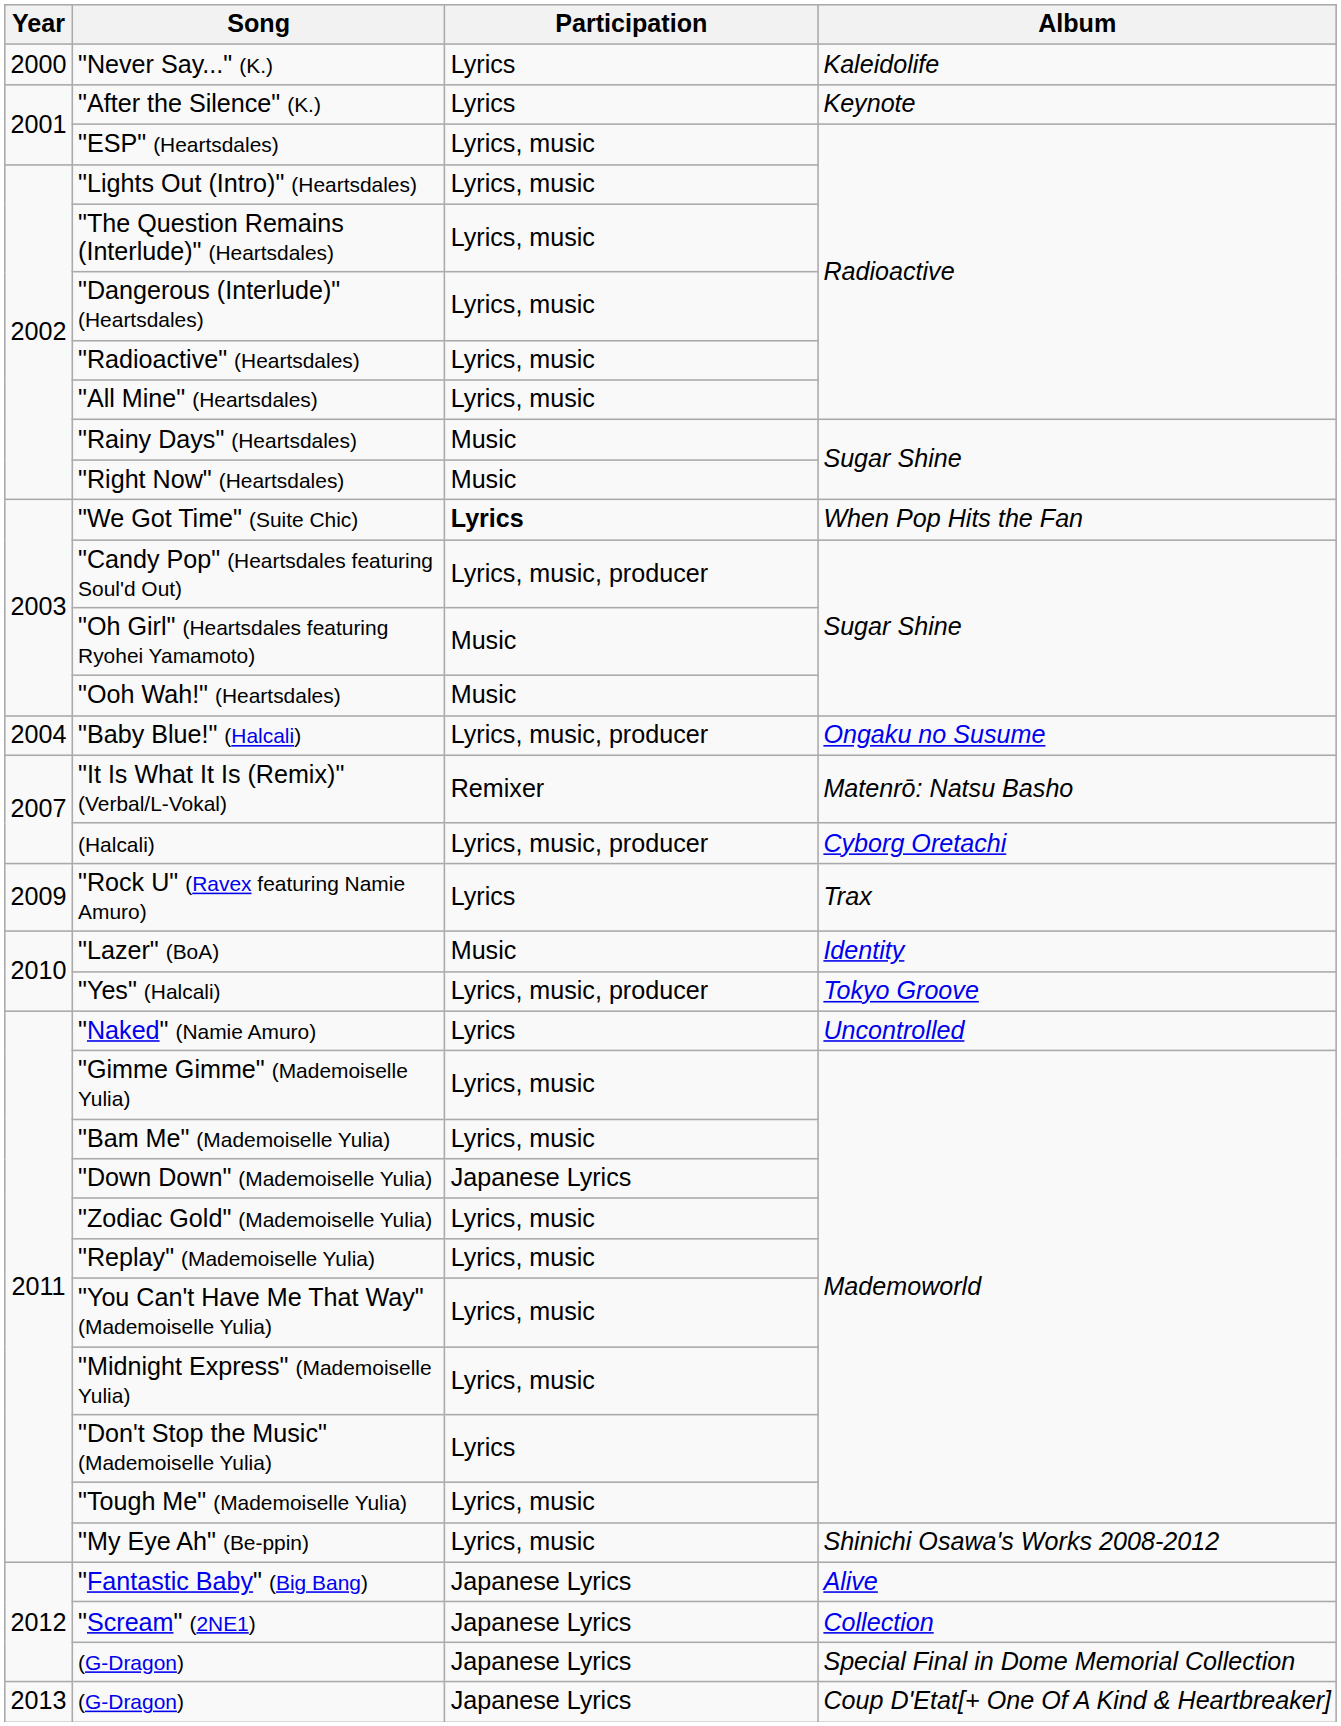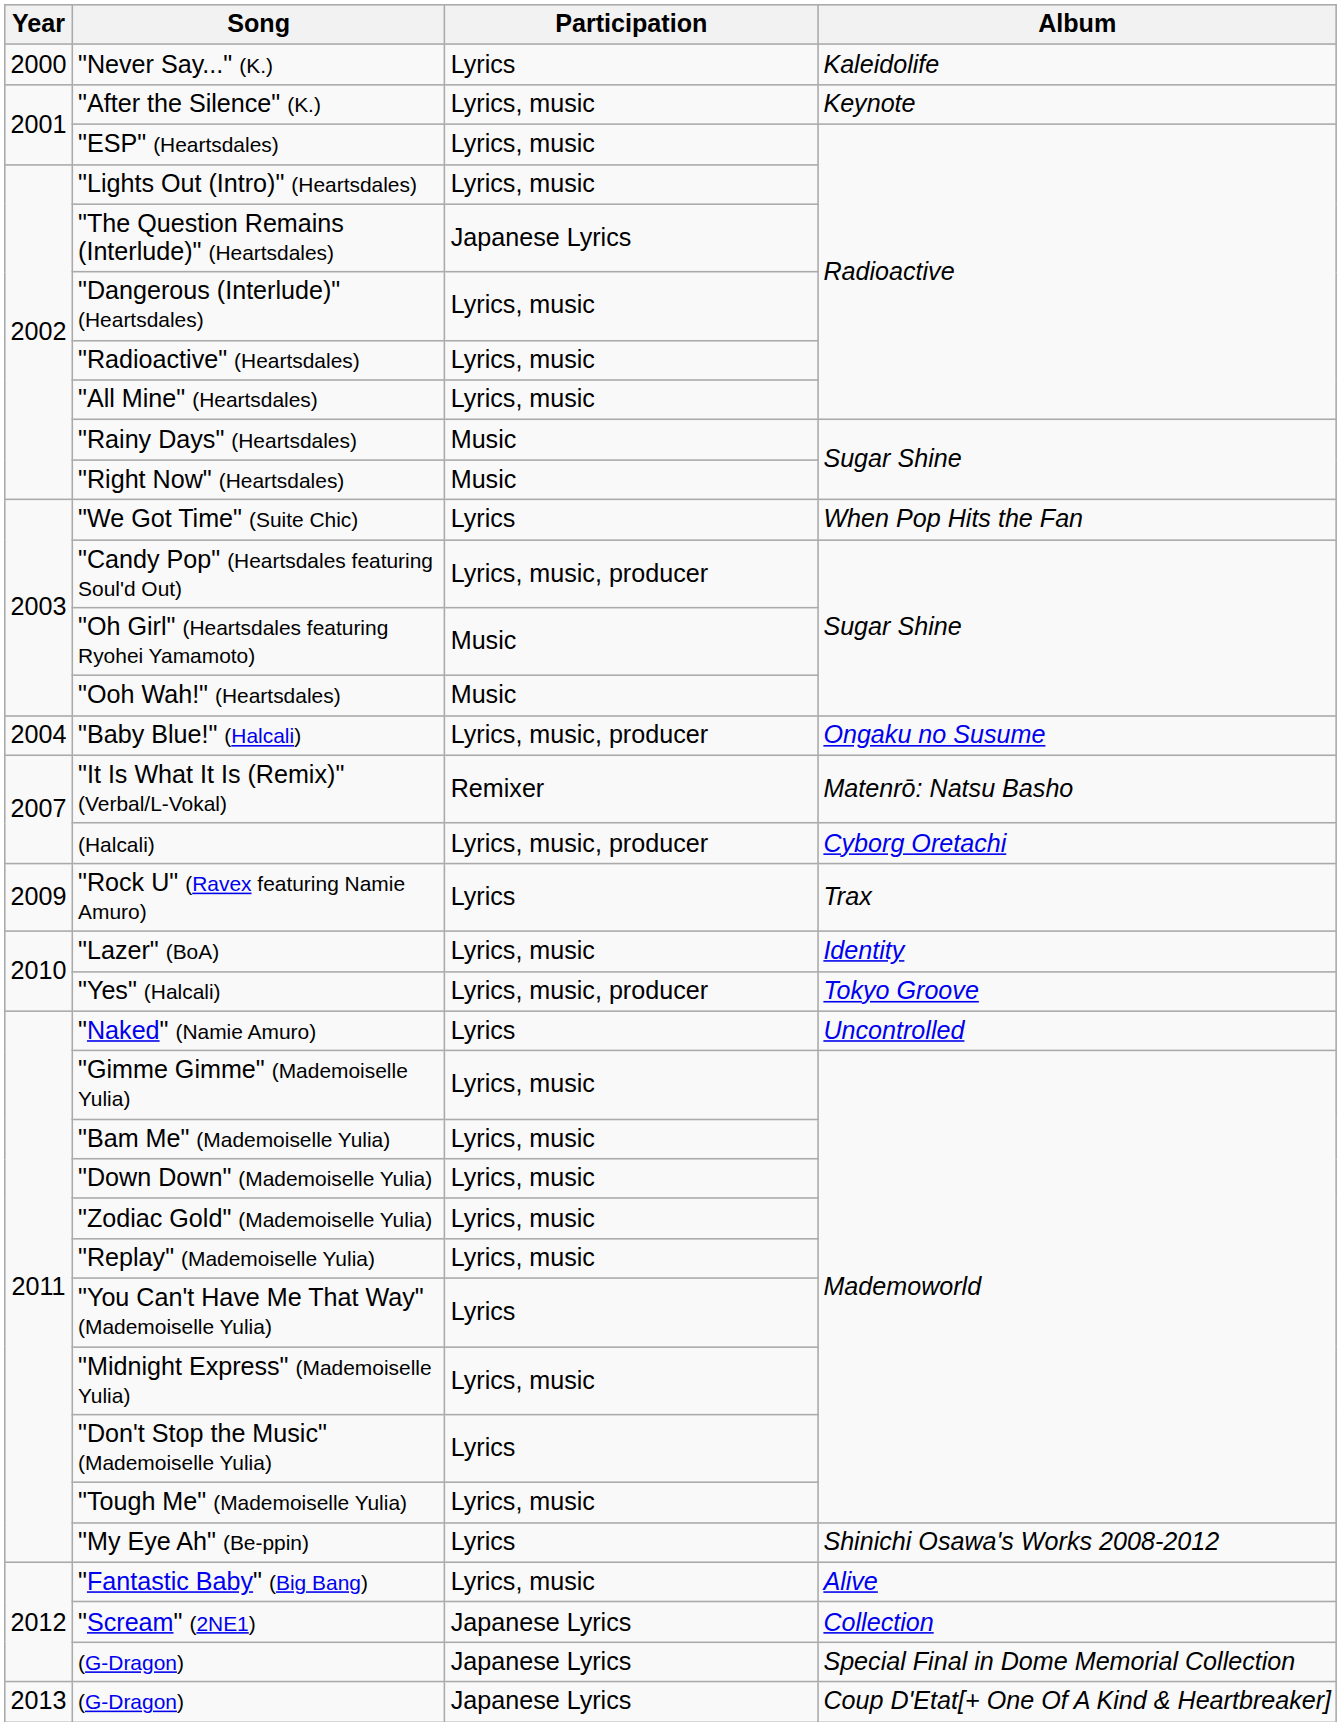(483, 104) Lyrics -> (523, 104) Lyrics, music
(523, 237) Lyrics, music -> (541, 237) Japanese Lyrics
(487, 519) bold -> (483, 519) normal
(484, 950) Music -> (523, 950) Lyrics, music
(541, 1178) Japanese Lyrics -> (523, 1178) Lyrics, music
(523, 1312) Lyrics, music -> (483, 1312) Lyrics
(523, 1542) Lyrics, music -> (483, 1542) Lyrics
(541, 1581) Japanese Lyrics -> (523, 1581) Lyrics, music
